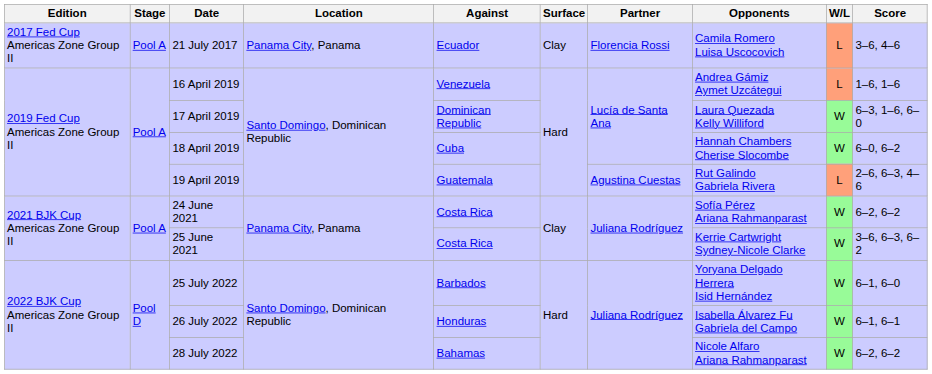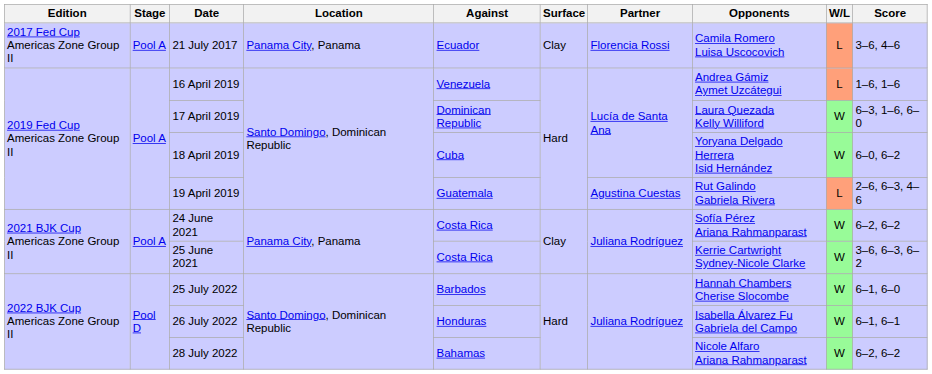(743, 147) Hannah Chambers Cherise Slocombe -> (739, 154) Yoryana Delgado Herrera Isid Hernández
(739, 282) Yoryana Delgado Herrera Isid Hernández -> (743, 288) Hannah Chambers Cherise Slocombe
